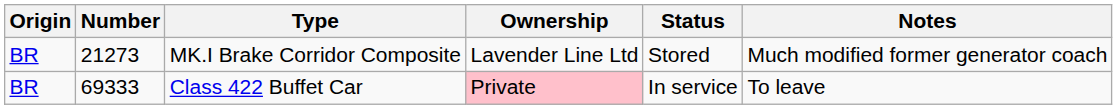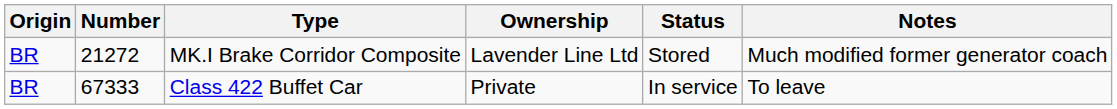(110, 54) 21273 -> (110, 54) 21272
(110, 87) 69333 -> (110, 87) 67333
(503, 87) pink background -> (503, 87) no background
